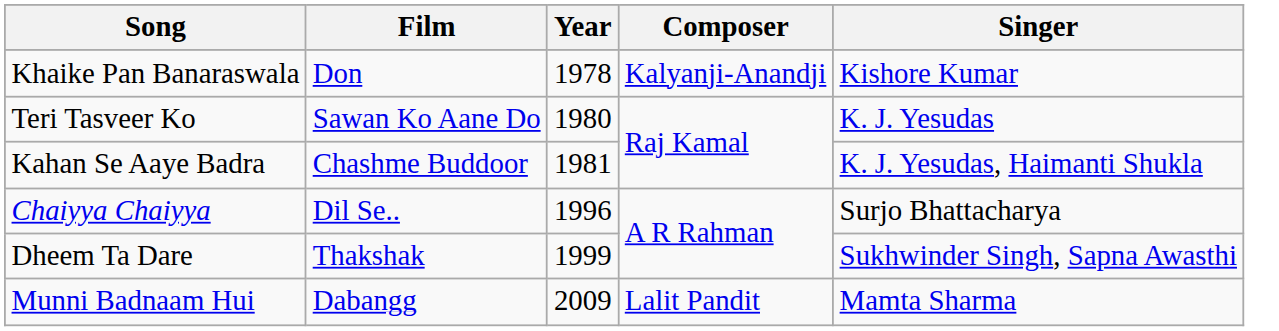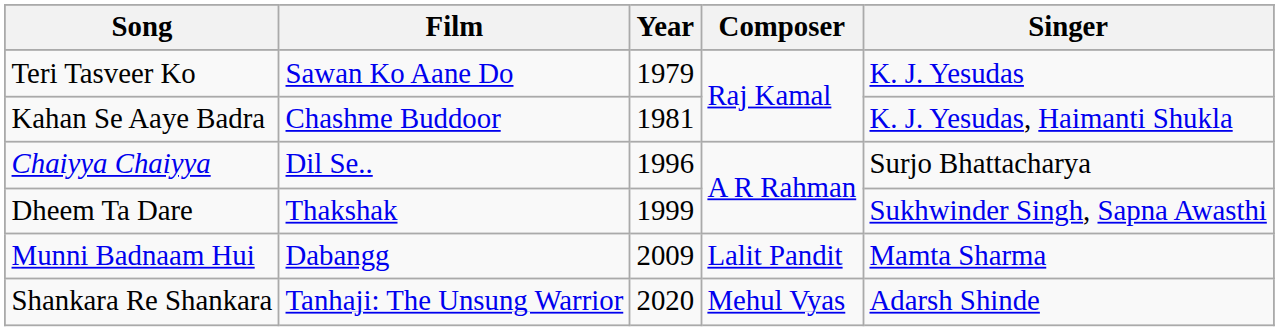- row: (155, 73)
(583, 118) 1980 -> (665, 73) 1979
+ row: (142, 301)
